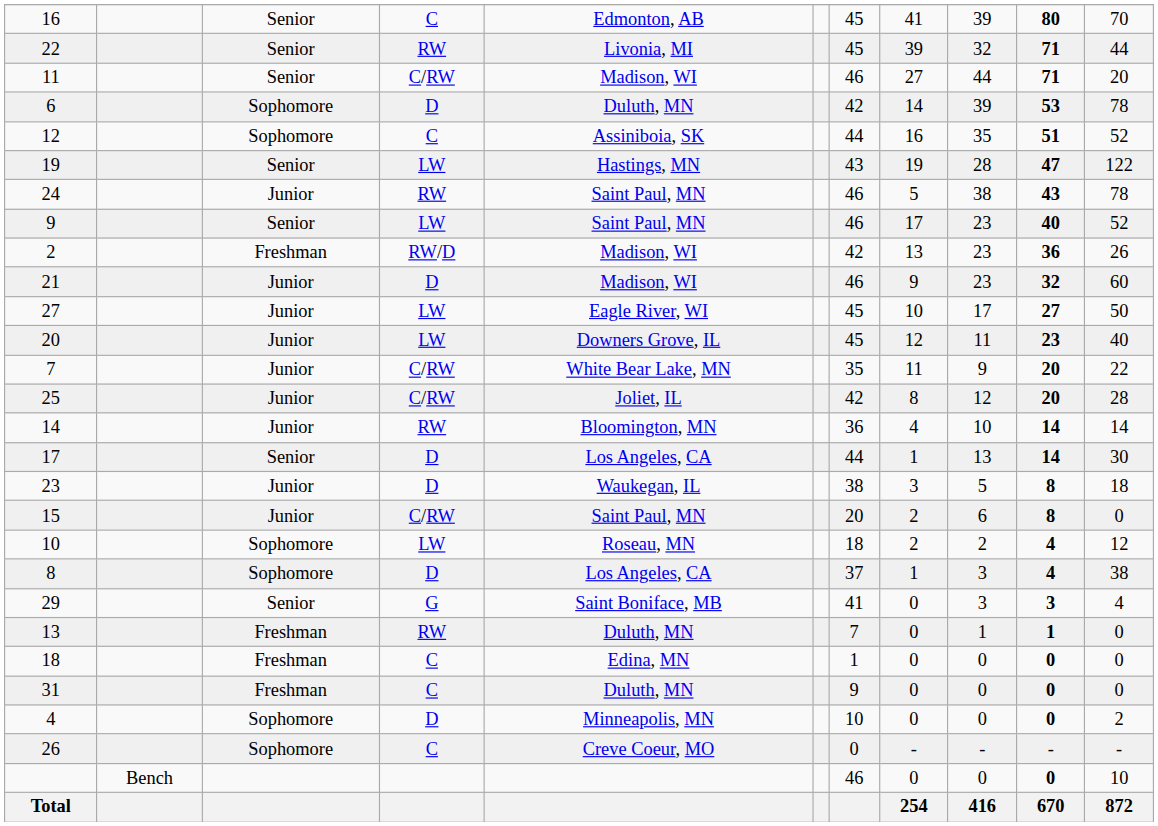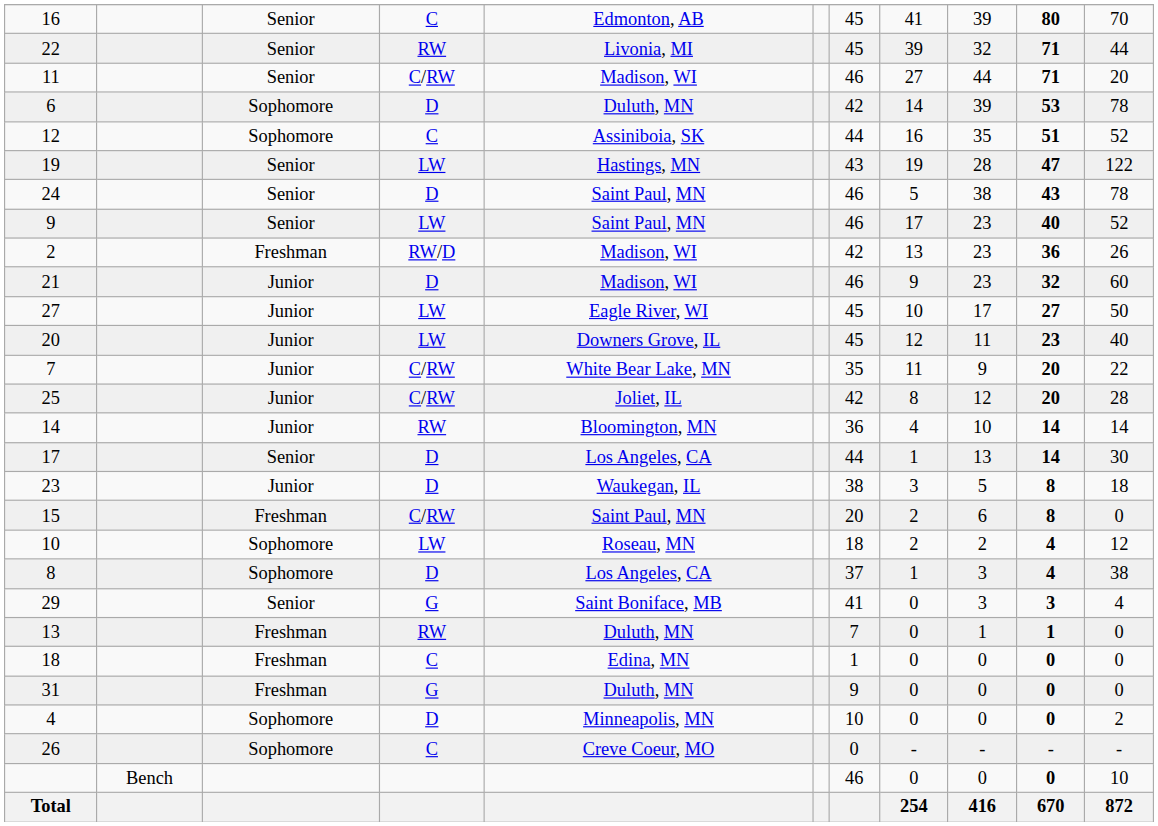(291, 194) Junior -> (291, 194) Senior
(432, 194) RW -> (432, 194) D
(291, 515) Junior -> (291, 515) Freshman
(432, 690) C -> (432, 690) G
